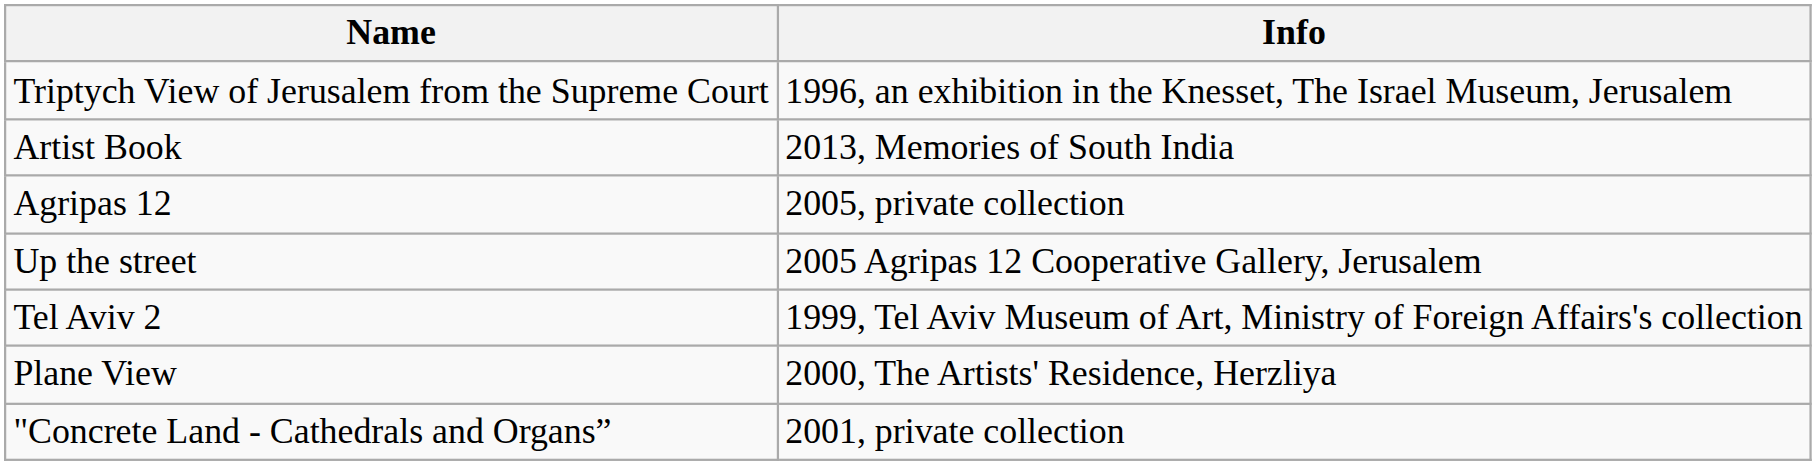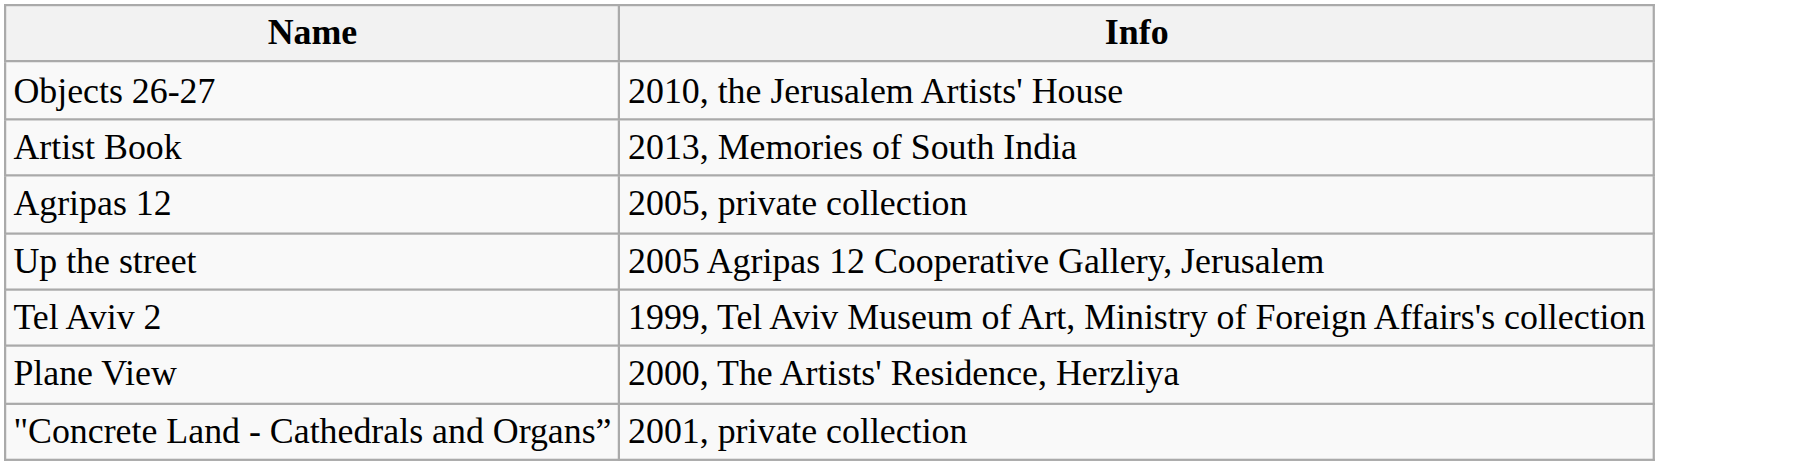- row: (391, 89)
+ row: (114, 89)
